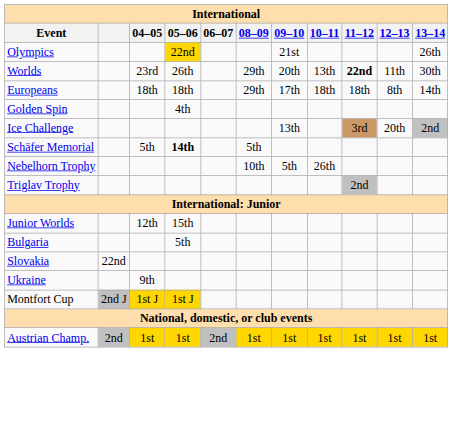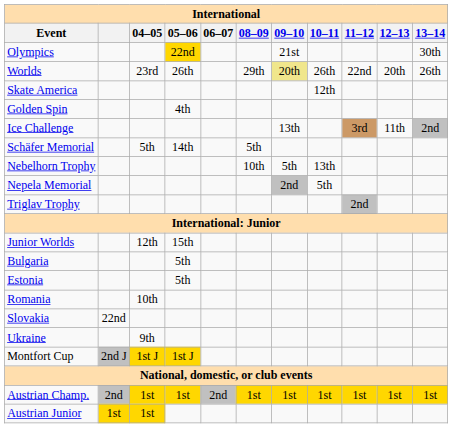(430, 52) 26th -> (430, 52) 30th
(289, 71) no background -> (289, 71) khaki background
(325, 71) 13th -> (325, 71) 26th
(359, 71) bold -> (359, 71) normal
(395, 71) 11th -> (395, 71) 20th
(430, 71) 30th -> (430, 71) 26th
- row: (32, 90)
+ row: (42, 90)
(395, 128) 20th -> (395, 128) 11th
(183, 147) bold -> (183, 147) normal
(325, 166) 26th -> (325, 166) 13th
+ row: (49, 185)
+ row: (25, 280)
+ row: (29, 299)
+ row: (44, 413)
